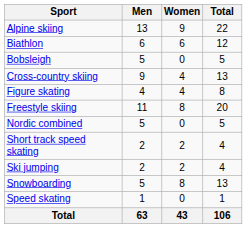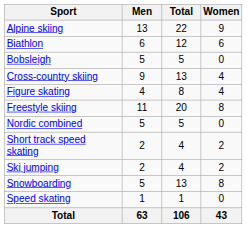columns swapped: (182, 12) <-> (222, 12)
